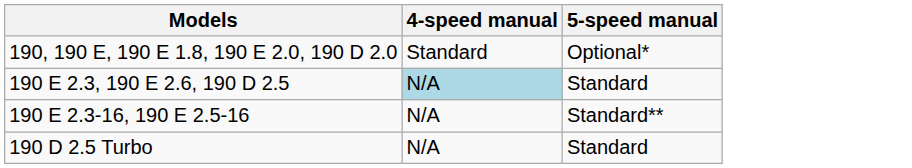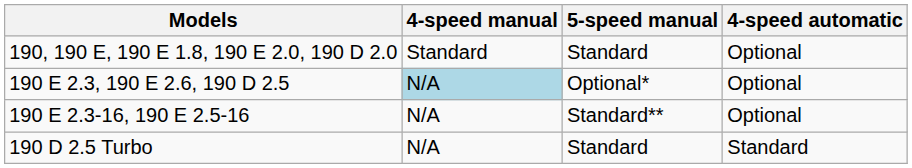+ column: (815, 20)
(608, 52) Optional* -> (607, 52) Standard
(607, 83) Standard -> (608, 83) Optional*
